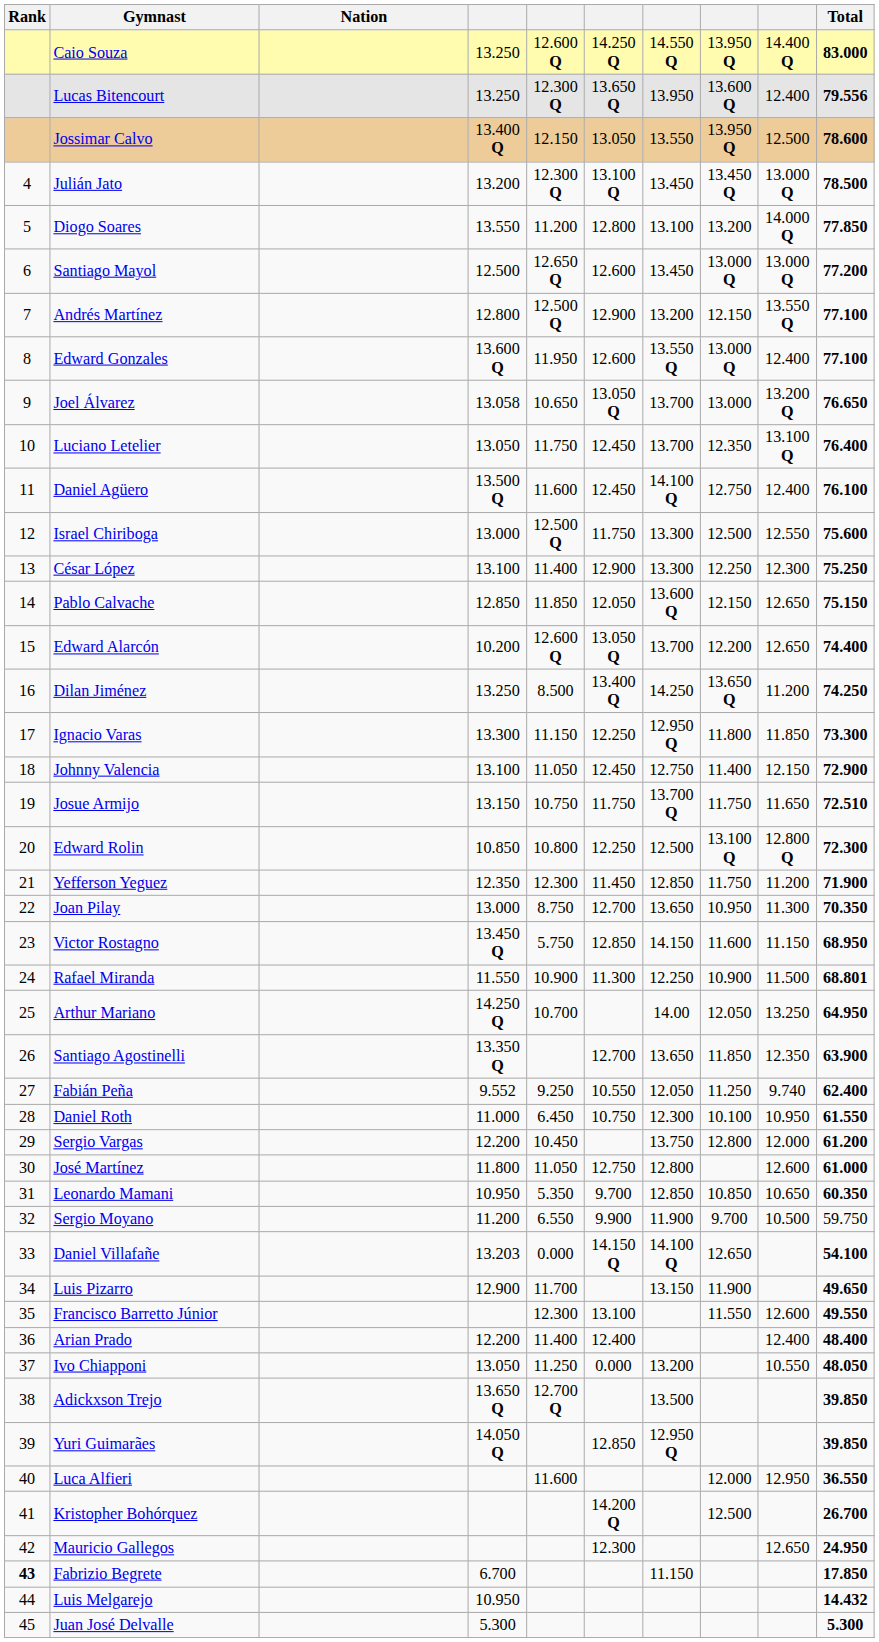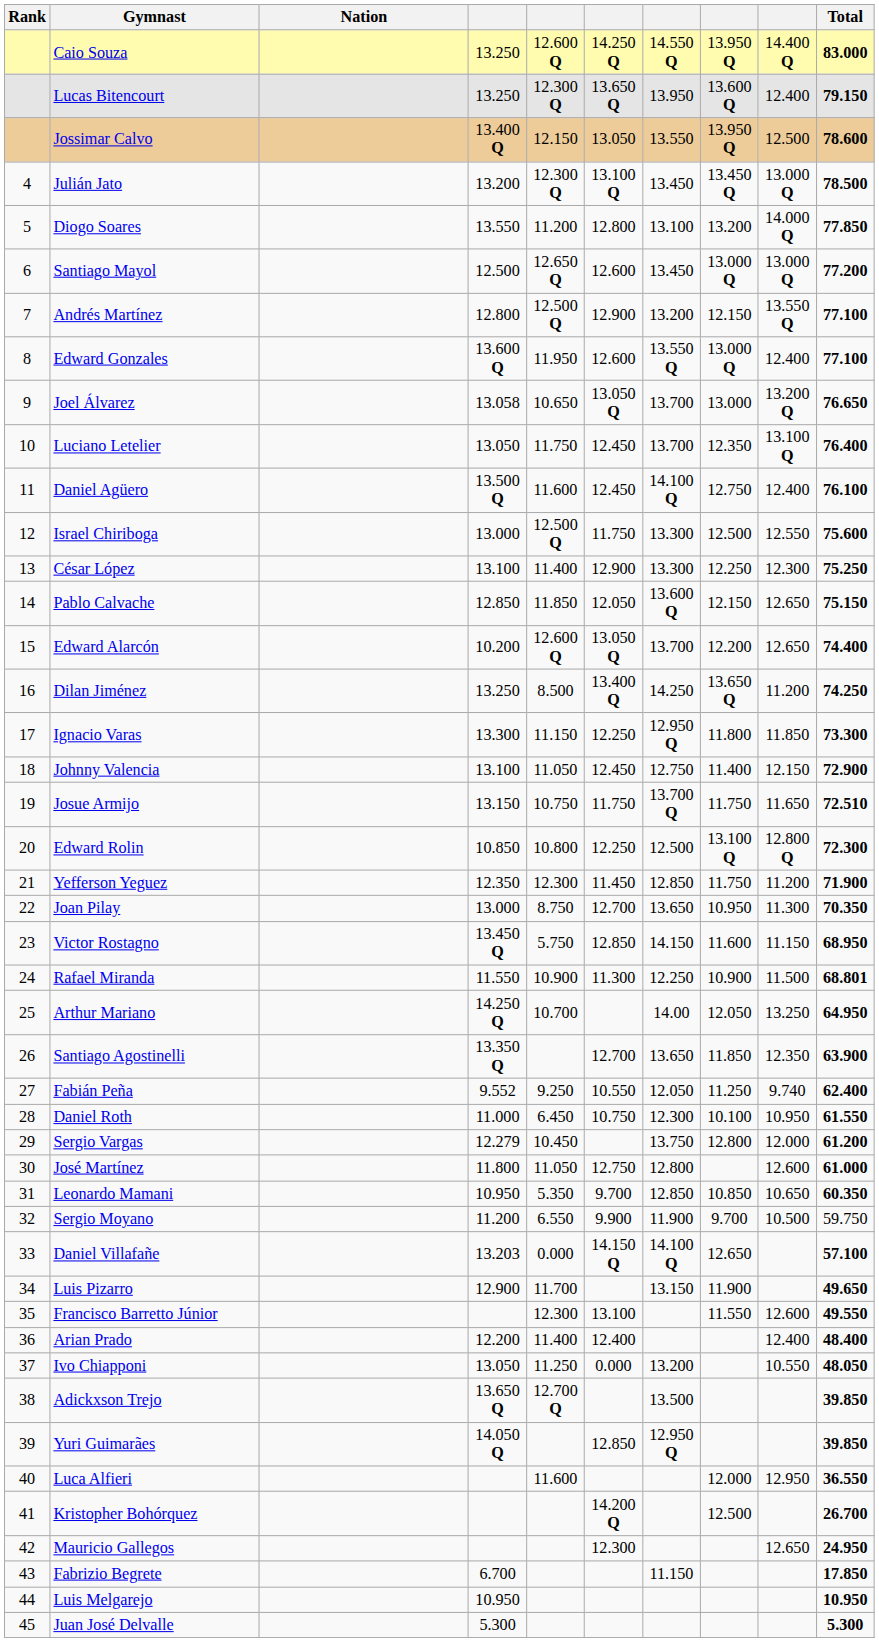(845, 95) 79.556 -> (845, 95) 79.150
(498, 1142) 12.200 -> (498, 1142) 12.279
(845, 1253) 54.100 -> (845, 1253) 57.100
(27, 1573) bold -> (27, 1573) normal
(845, 1599) 14.432 -> (845, 1599) 10.950
